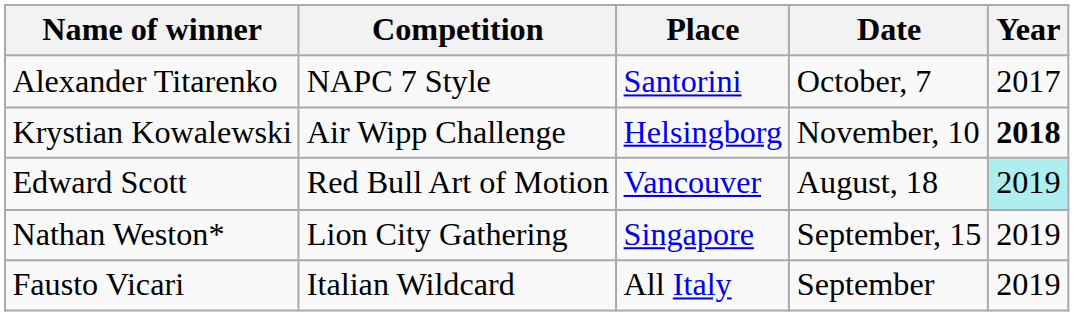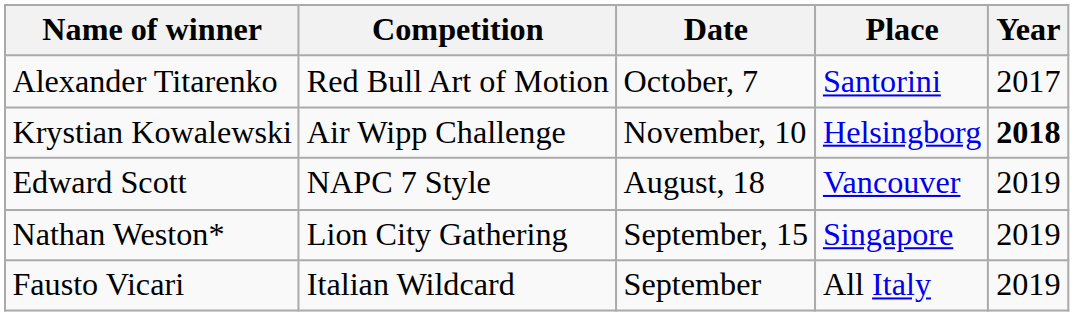columns swapped: (703, 30) <-> (889, 30)
(399, 81) NAPC 7 Style -> (458, 81) Red Bull Art of Motion
(458, 183) Red Bull Art of Motion -> (399, 183) NAPC 7 Style
(1028, 183) paleturquoise background -> (1028, 183) no background
